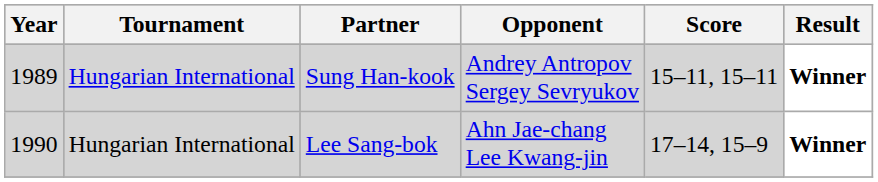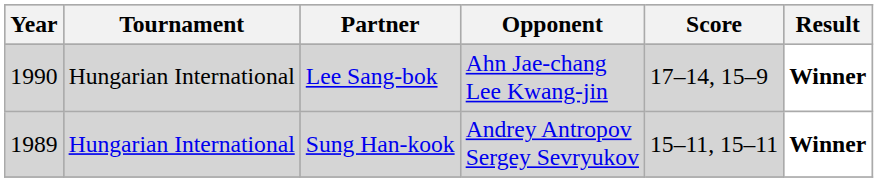rows swapped: (380, 77) <-> (372, 144)
